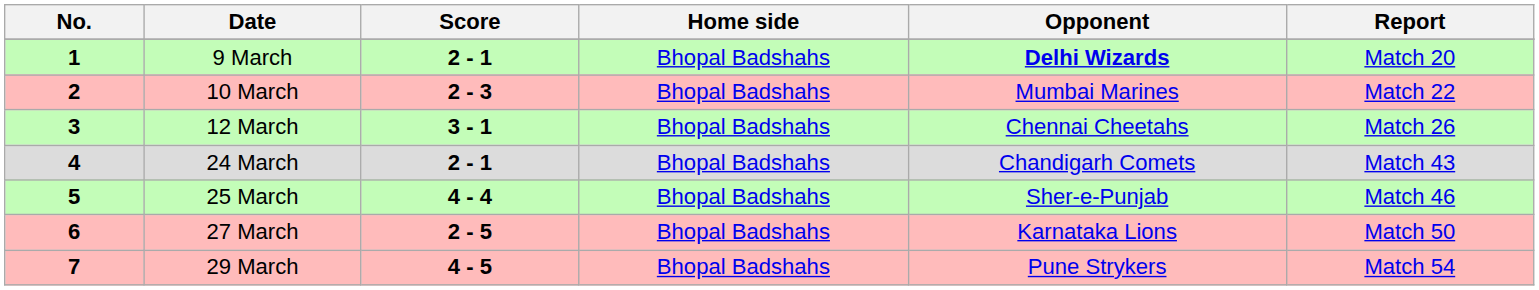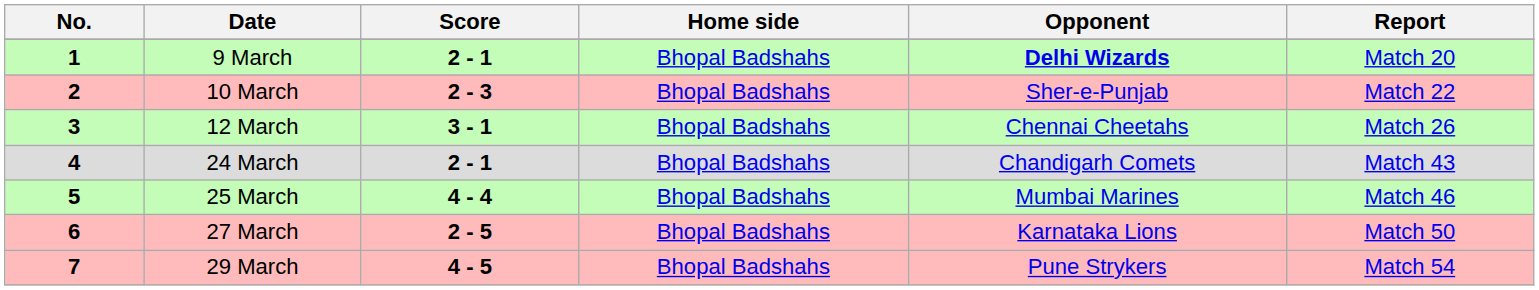(1097, 92) Mumbai Marines -> (1097, 92) Sher-e-Punjab
(1097, 197) Sher-e-Punjab -> (1097, 197) Mumbai Marines
